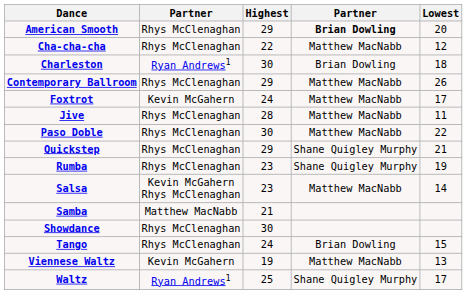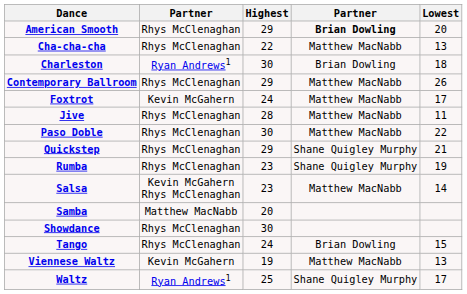(441, 46) 12 -> (441, 46) 13
(267, 211) 21 -> (267, 211) 20
